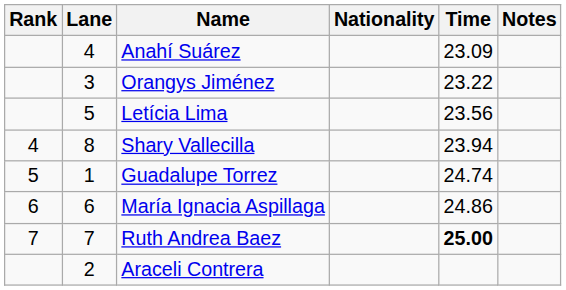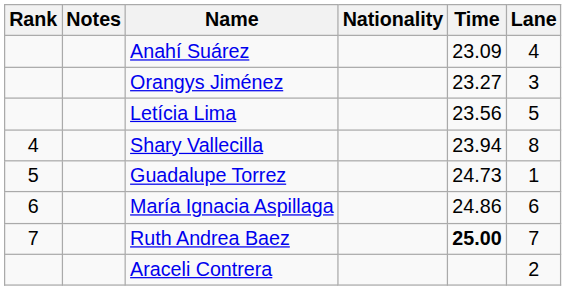columns swapped: (89, 20) <-> (529, 20)
(468, 82) 23.22 -> (477, 82) 23.27
(468, 176) 24.74 -> (477, 176) 24.73
